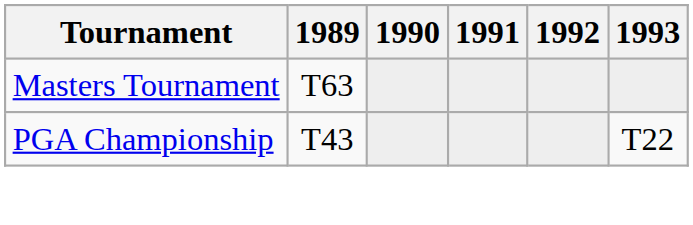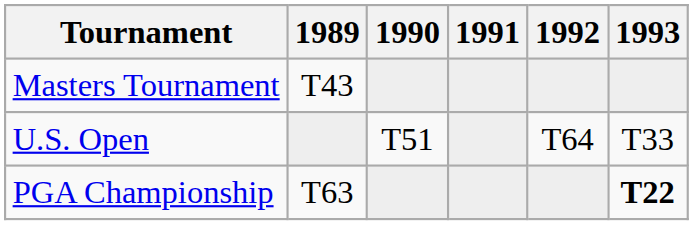(327, 85) T63 -> (327, 85) T43
+ row: (81, 138)
(327, 138) T43 -> (327, 192) T63
(648, 138) normal -> (648, 192) bold
